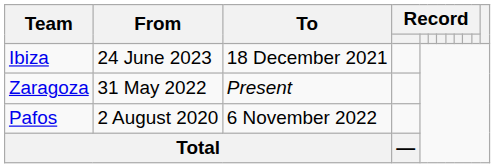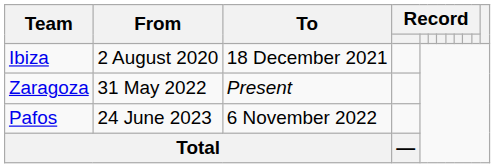(155, 58) 24 June 2023 -> (158, 58) 2 August 2020
(158, 118) 2 August 2020 -> (155, 118) 24 June 2023
